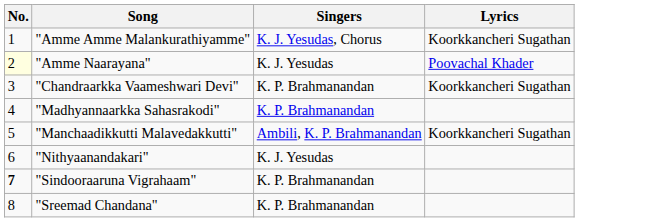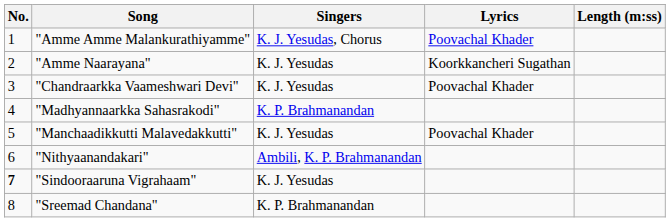+ column: (620, 16)
(500, 40) Koorkkancheri Sugathan -> (481, 40) Poovachal Khader
(11, 63) lightyellow background -> (11, 63) no background
(481, 63) Poovachal Khader -> (500, 63) Koorkkancheri Sugathan
(315, 87) K. P. Brahmanandan -> (295, 87) K. J. Yesudas
(500, 87) Koorkkancheri Sugathan -> (481, 87) Poovachal Khader
(339, 134) Ambili, K. P. Brahmanandan -> (295, 134) K. J. Yesudas
(500, 134) Koorkkancheri Sugathan -> (481, 134) Poovachal Khader
(295, 157) K. J. Yesudas -> (339, 157) Ambili, K. P. Brahmanandan
(315, 181) K. P. Brahmanandan -> (295, 181) K. J. Yesudas
